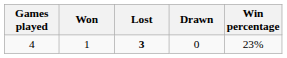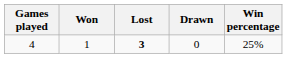(253, 44) 23% -> (253, 44) 25%
